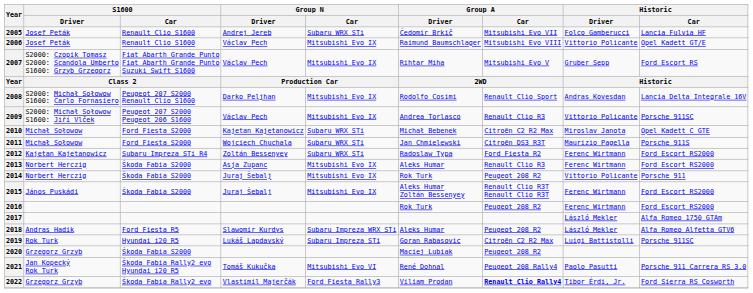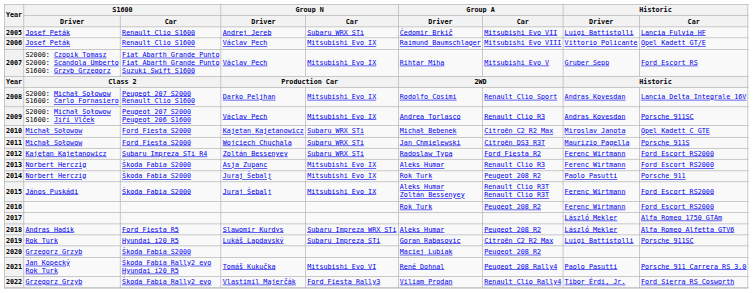(597, 32) Folco Gamberucci -> (599, 32) Luigi Battistolli
(601, 116) Vittorio Policante -> (595, 116) Andras Kovesdan
(601, 176) Vittorio Policante -> (591, 176) Paolo Pasutti
(523, 282) bold -> (523, 282) normal
